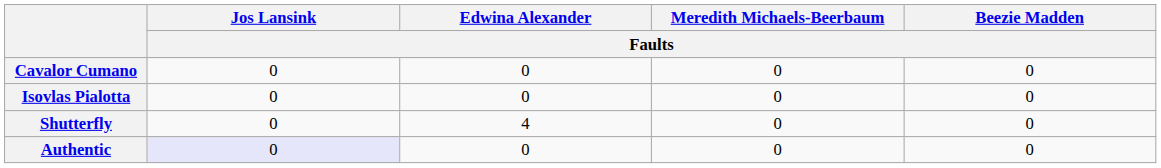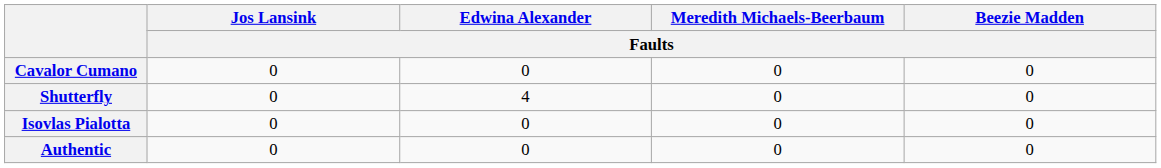rows swapped: (76, 96) <-> (76, 123)
(273, 149) lavender background -> (273, 149) no background
